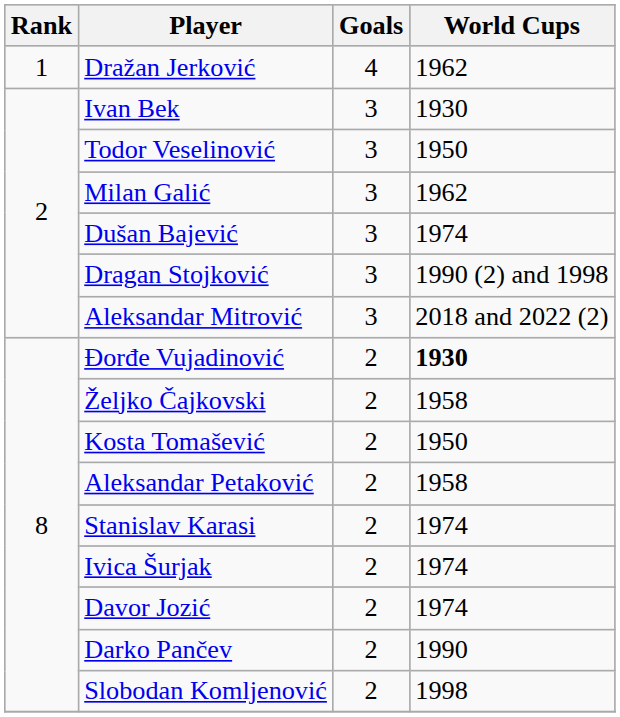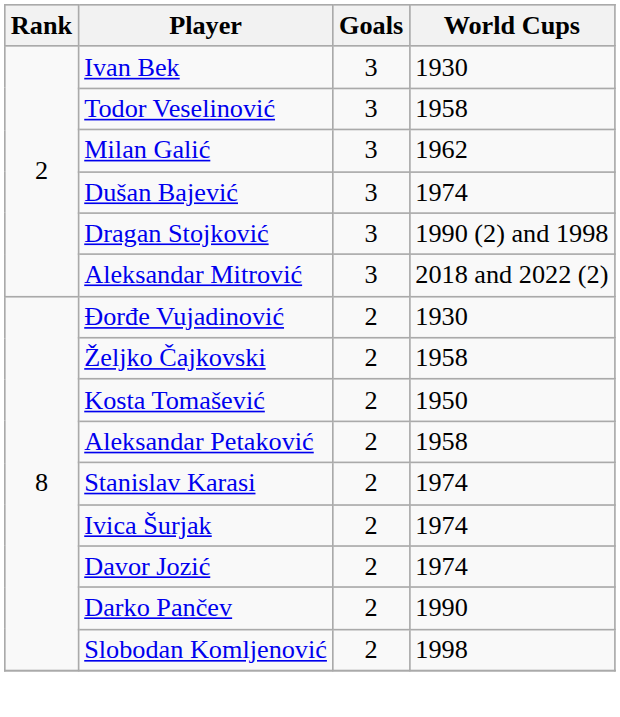- row: (170, 66)
(442, 150) 1950 -> (442, 108) 1958
(442, 358) bold -> (442, 316) normal
